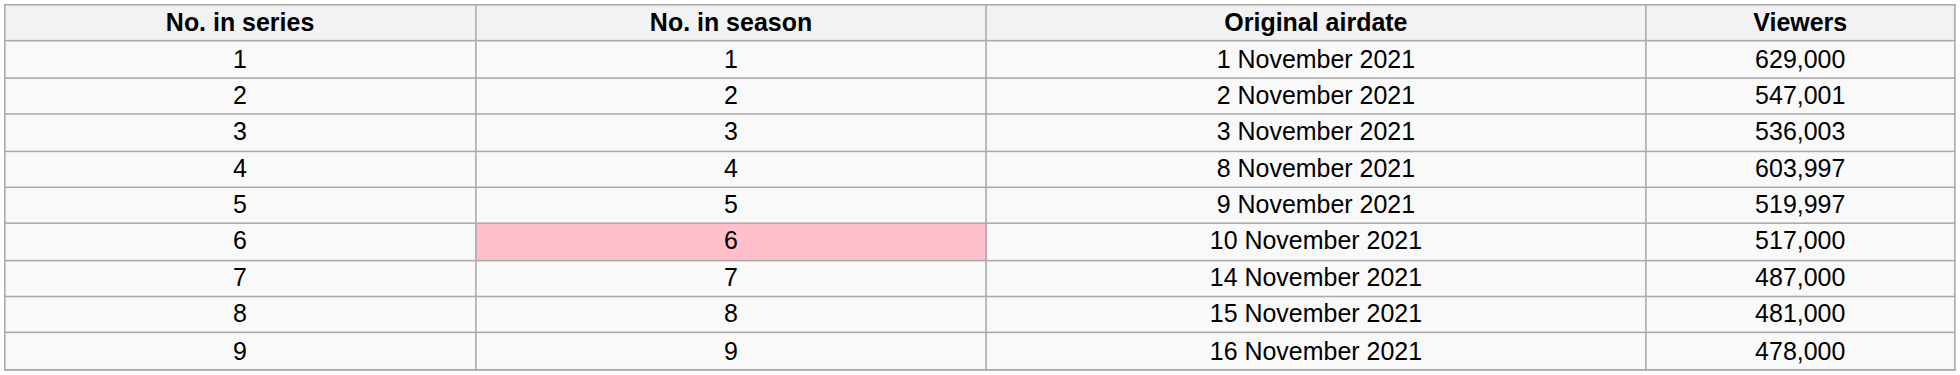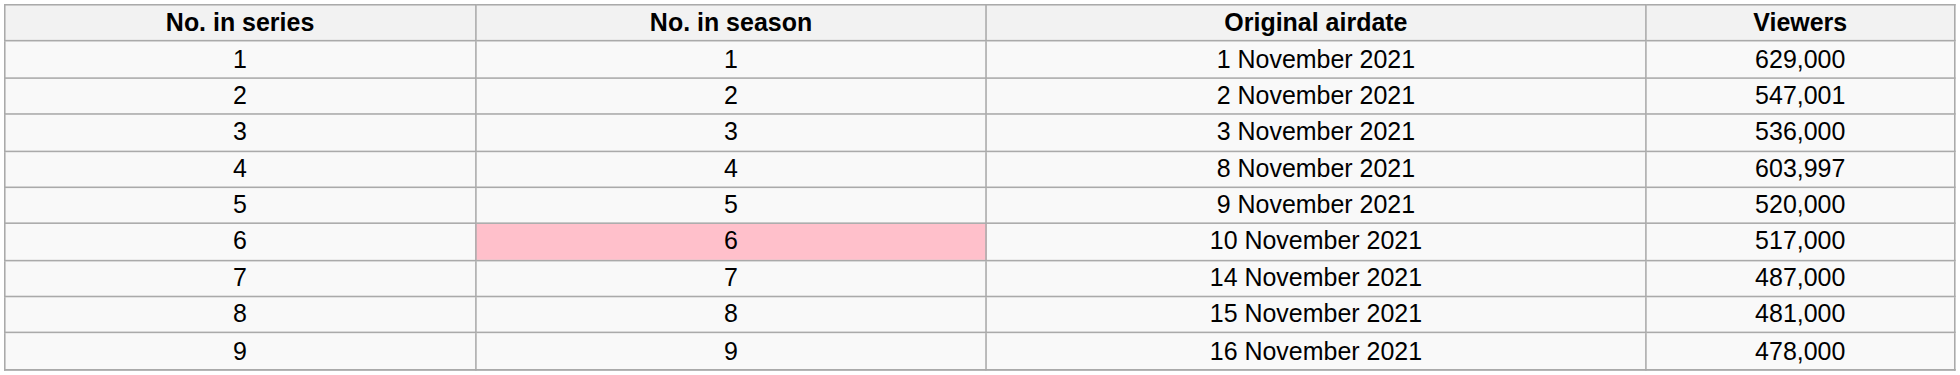(1800, 132) 536,003 -> (1800, 132) 536,000
(1800, 205) 519,997 -> (1800, 205) 520,000
